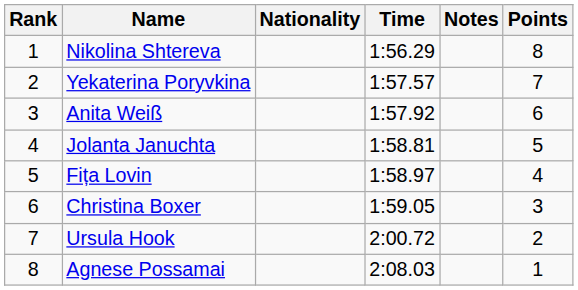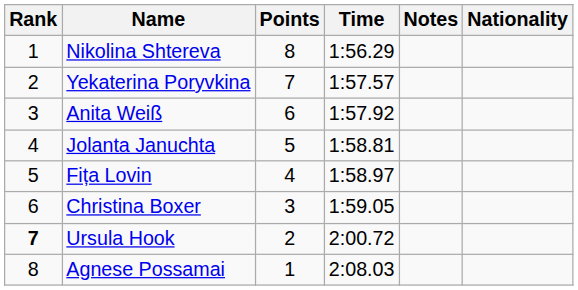columns swapped: (310, 20) <-> (538, 20)
(33, 238) normal -> (33, 238) bold
